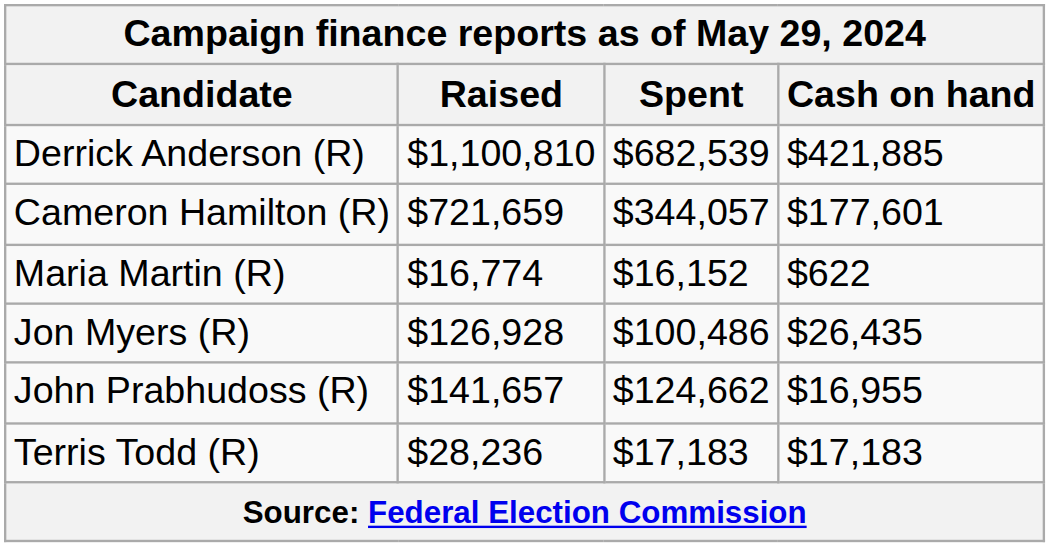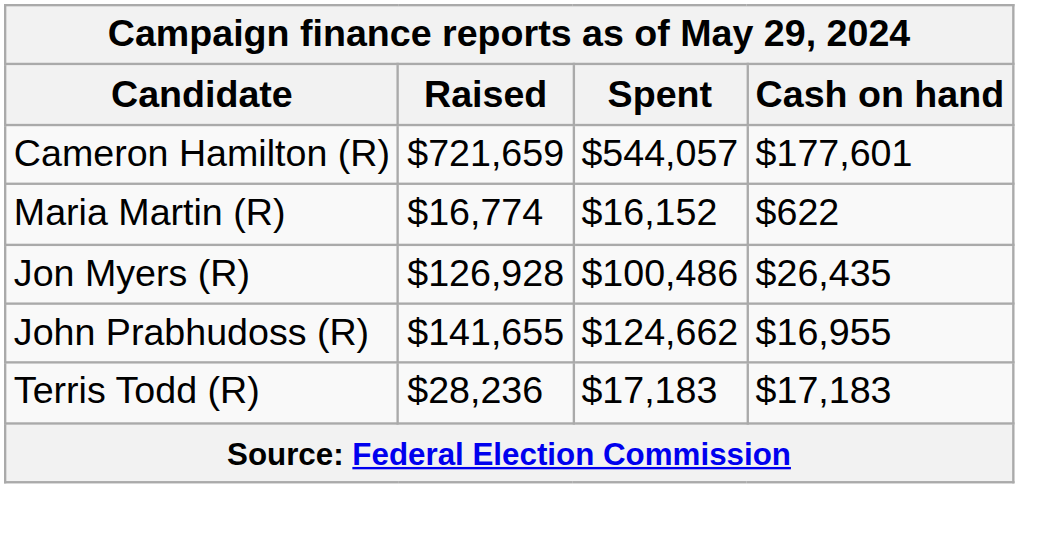- row: (189, 153)
(691, 213) $344,057 -> (660, 153) $544,057
(486, 392) $141,657 -> (486, 332) $141,655
